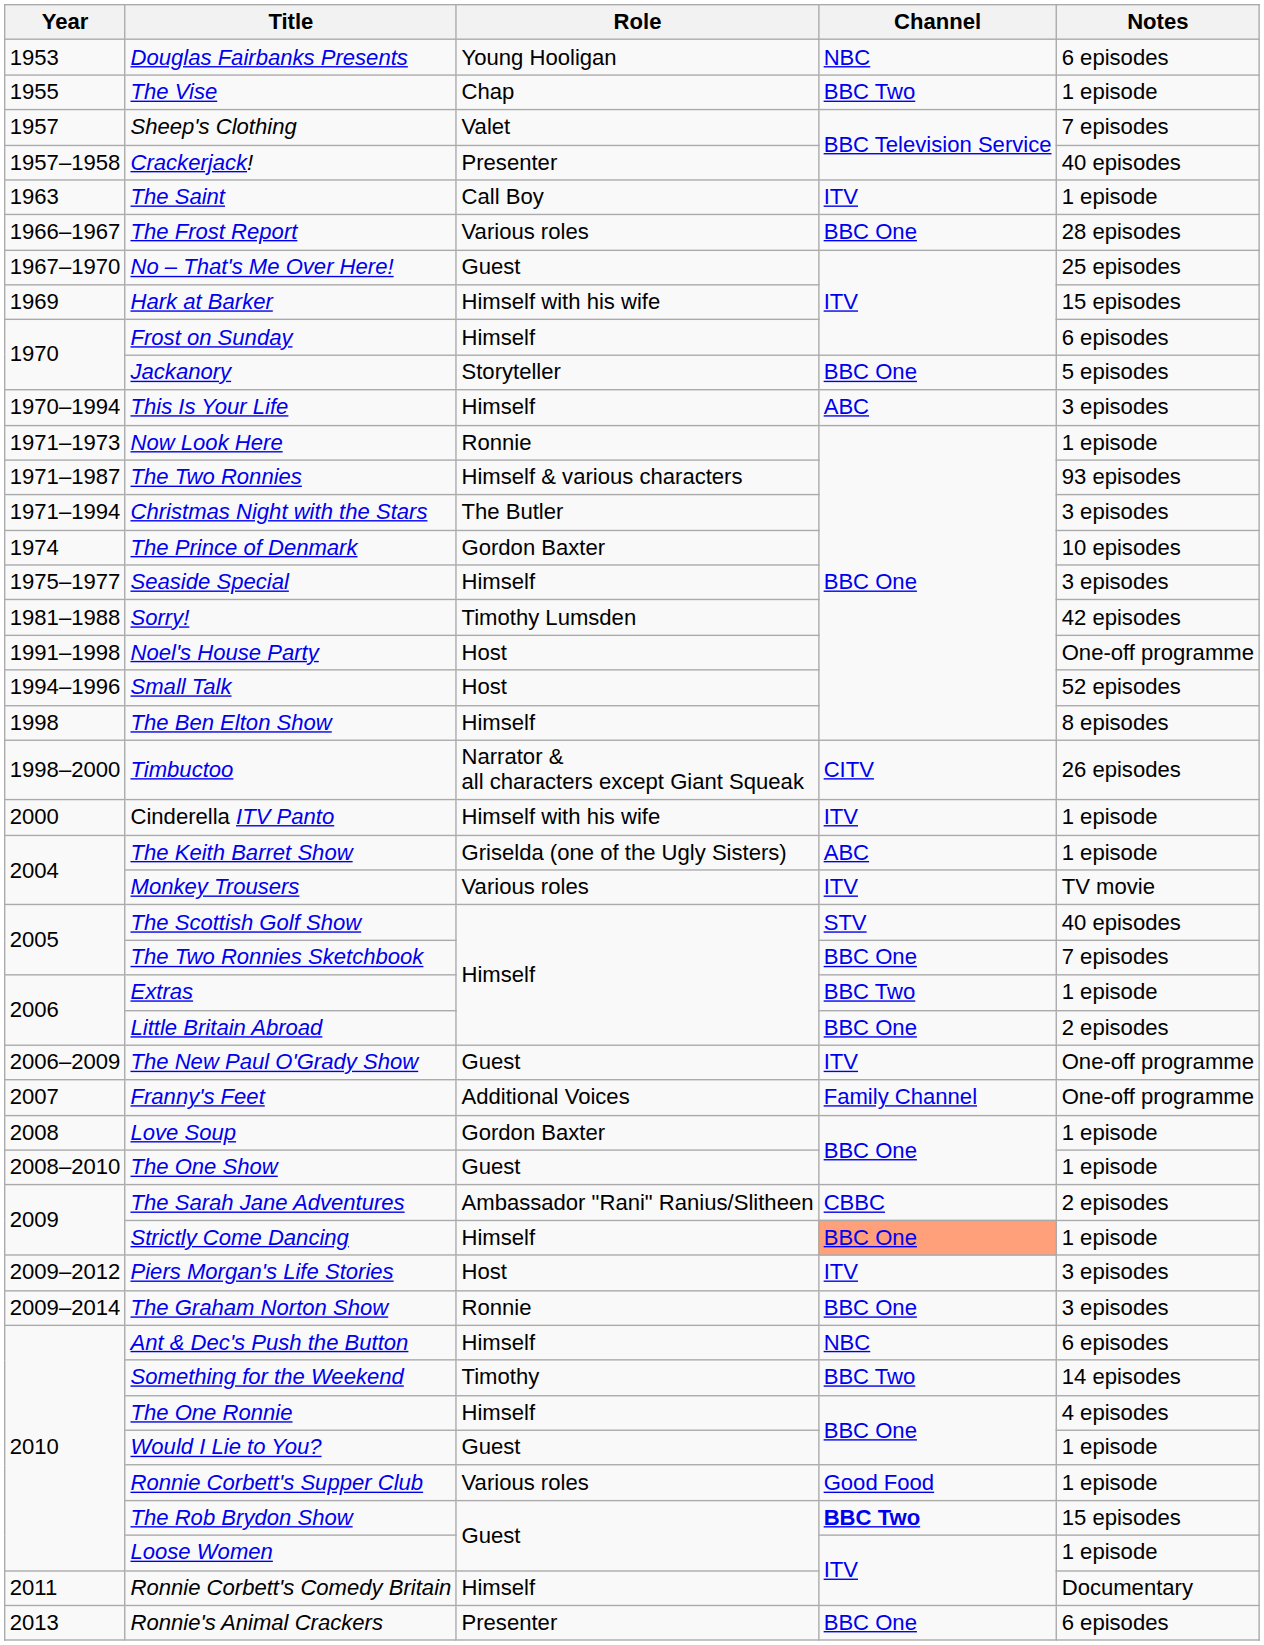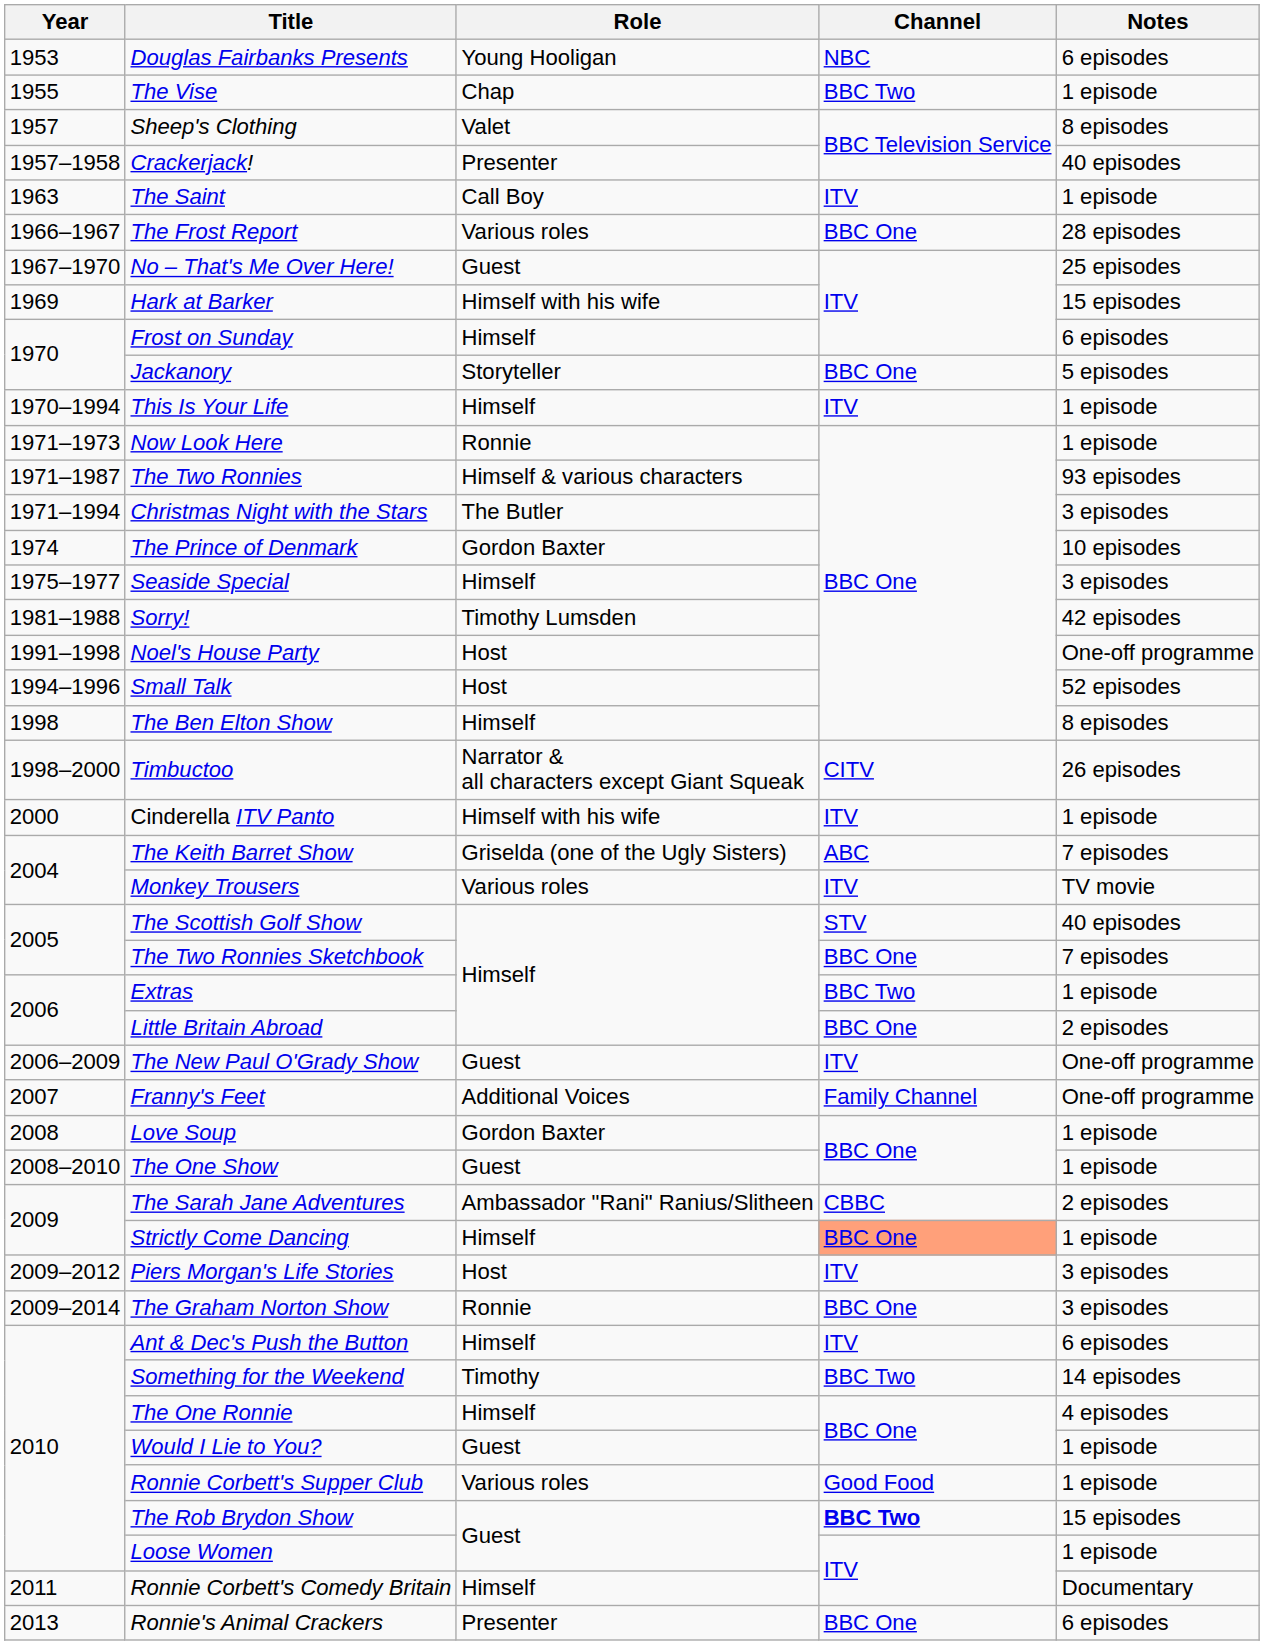(1115, 127) 7 episodes -> (1115, 127) 8 episodes
(846, 407) ABC -> (841, 407) ITV
(1115, 407) 3 episodes -> (1110, 407) 1 episode
(1110, 852) 1 episode -> (1115, 852) 7 episodes
(847, 1342) NBC -> (841, 1342) ITV
